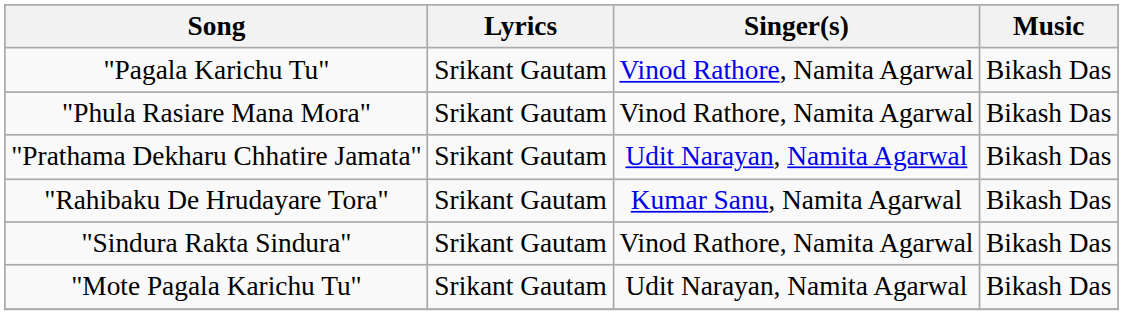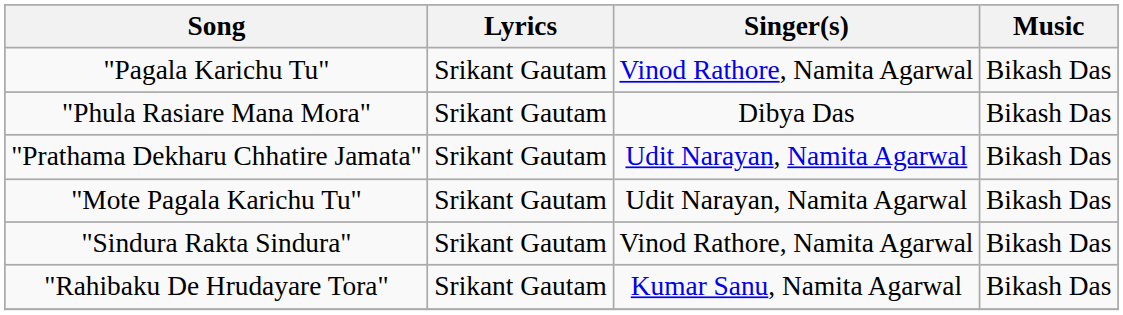(796, 112) Vinod Rathore, Namita Agarwal -> (796, 112) Dibya Das
rows swapped: (216, 199) <-> (216, 286)
